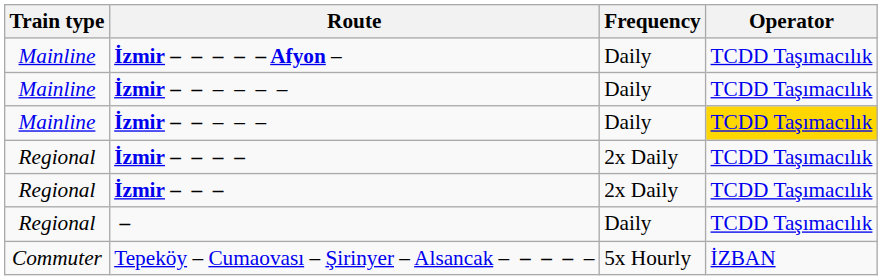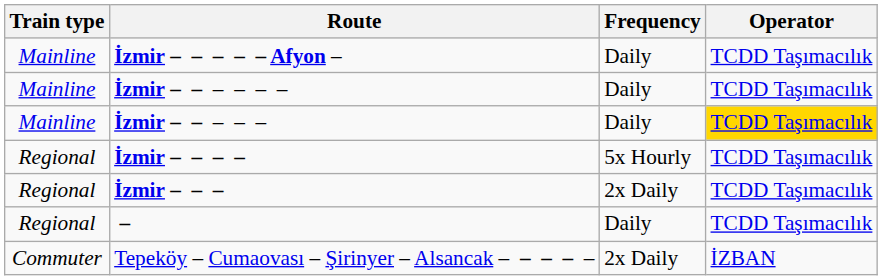(641, 156) 2x Daily -> (648, 156) 5x Hourly
(648, 257) 5x Hourly -> (641, 257) 2x Daily
